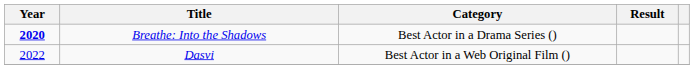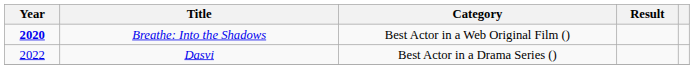(477, 34) Best Actor in a Drama Series () -> (477, 34) Best Actor in a Web Original Film ()
(477, 54) Best Actor in a Web Original Film () -> (477, 54) Best Actor in a Drama Series ()
